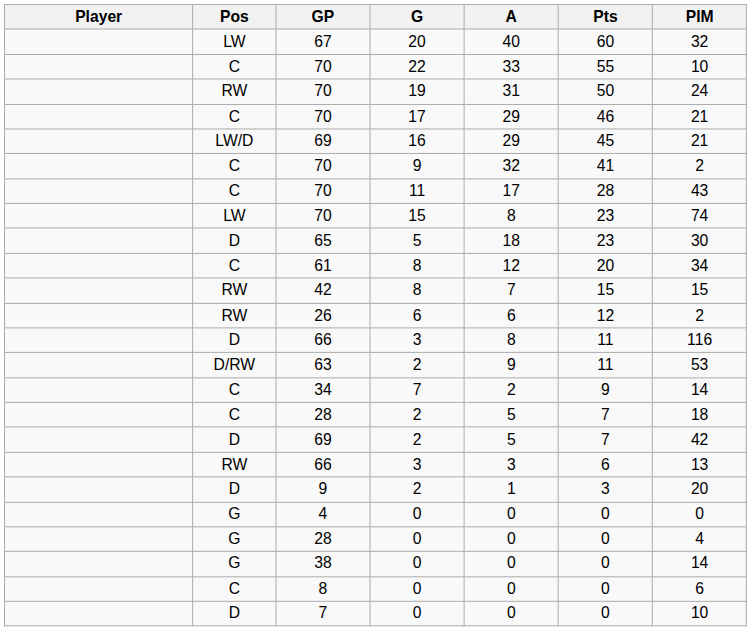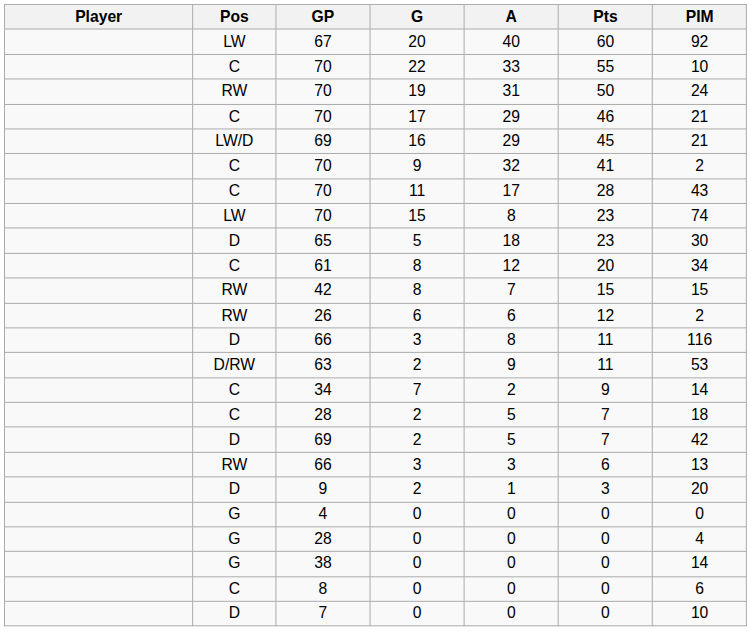(700, 41) 32 -> (700, 41) 92
